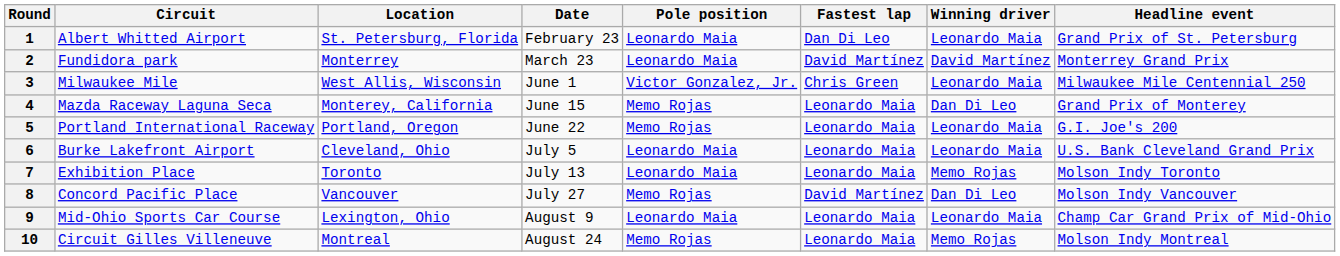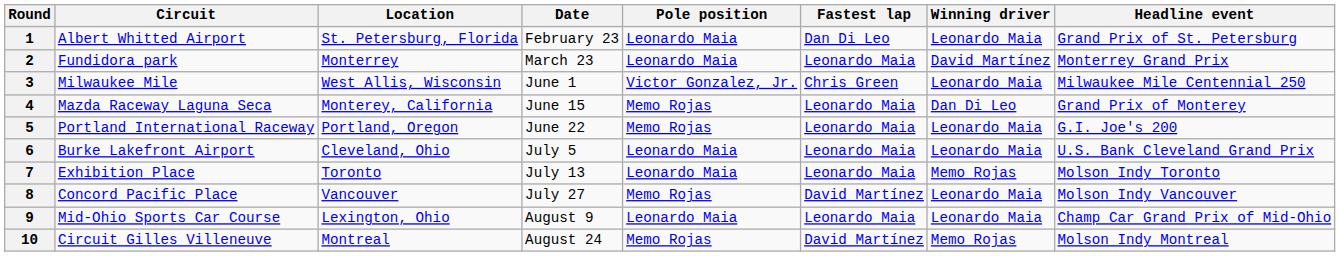(864, 61) David Martínez -> (860, 61) Leonardo Maia
(974, 196) Dan Di Leo -> (986, 196) Leonardo Maia
(860, 240) Leonardo Maia -> (864, 240) David Martínez
